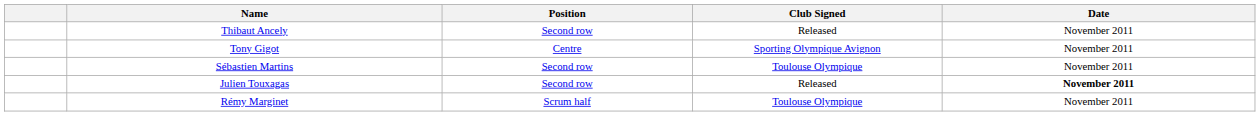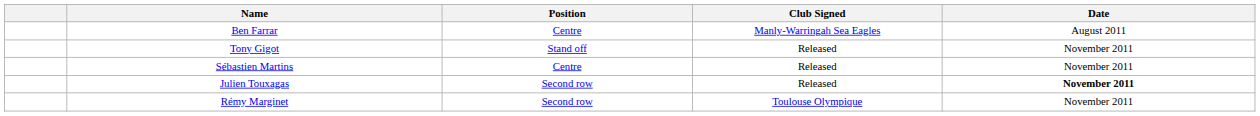+ row: (254, 30)
- row: (254, 30)
(567, 48) Centre -> (567, 48) Stand off
(817, 48) Sporting Olympique Avignon -> (817, 48) Released
(567, 66) Second row -> (567, 66) Centre
(817, 66) Toulouse Olympique -> (817, 66) Released
(567, 101) Scrum half -> (567, 101) Second row
